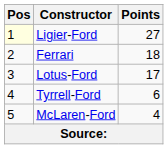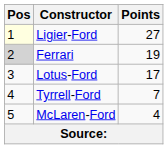(11, 55) no background -> (11, 55) lightgrey background
(153, 55) 18 -> (153, 55) 19
(156, 94) 6 -> (156, 94) 7
